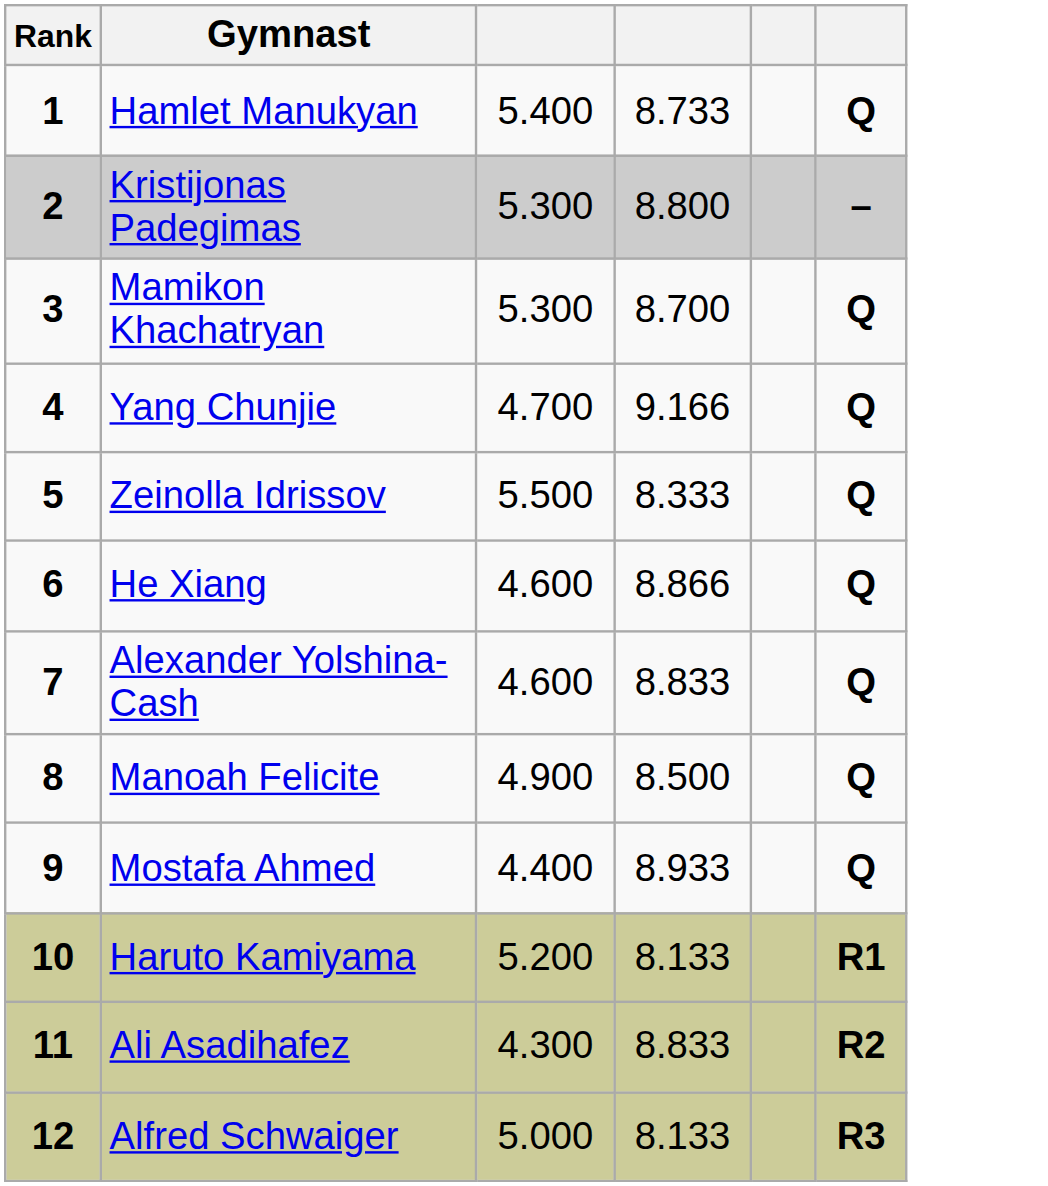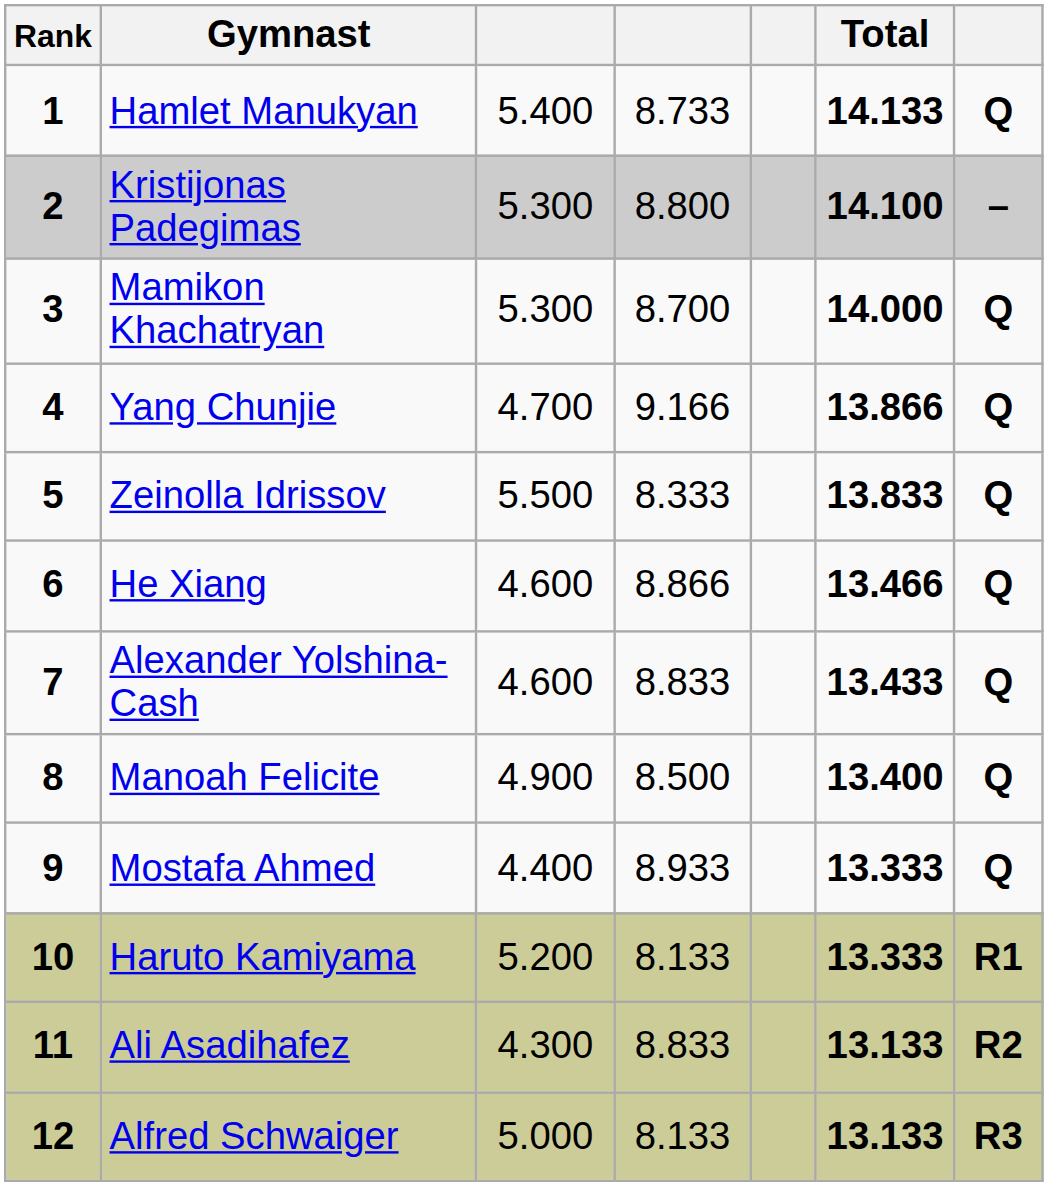+ column: (885, 34)
